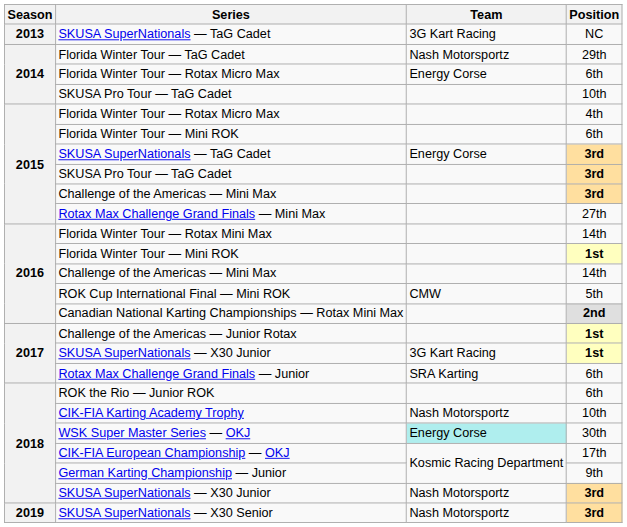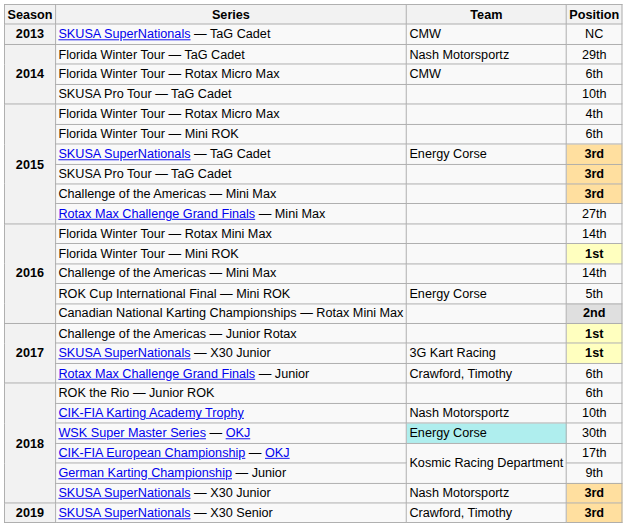(453, 34) 3G Kart Racing -> (425, 34) CMW
(448, 74) Energy Corse -> (425, 74) CMW
(425, 293) CMW -> (448, 293) Energy Corse
(444, 373) SRA Karting -> (461, 373) Crawford, Timothy
(459, 512) Nash Motorsportz -> (461, 512) Crawford, Timothy
